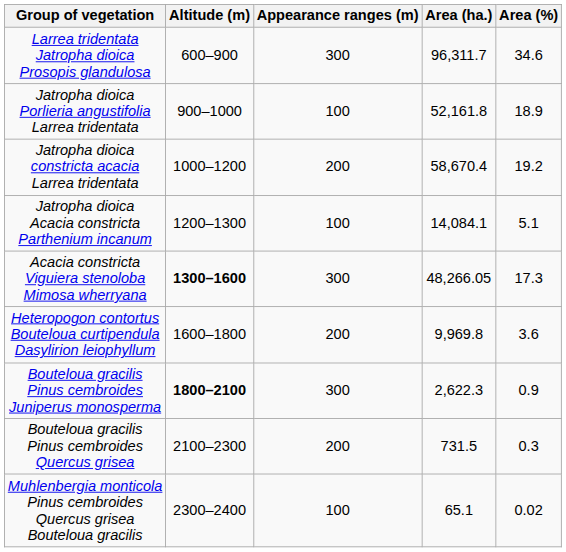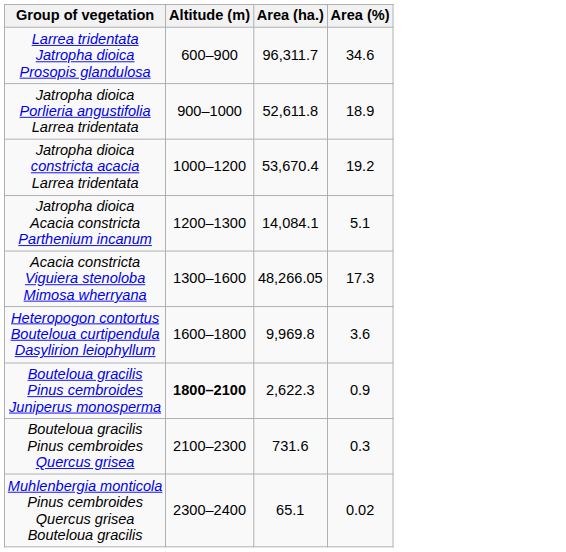- column: (338, 16)
(459, 111) 52,161.8 -> (290, 111) 52,611.8
(459, 167) 58,670.4 -> (290, 167) 53,670.4
(210, 278) bold -> (210, 278) normal
(459, 446) 731.5 -> (290, 446) 731.6
